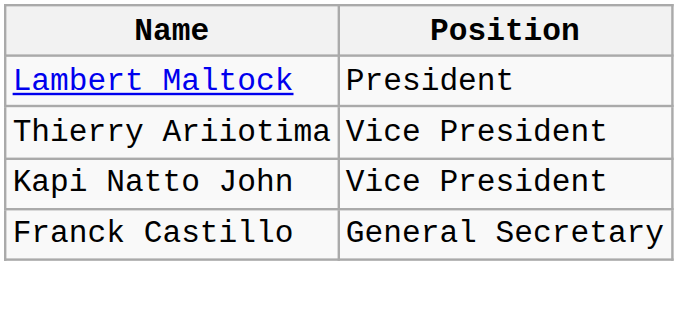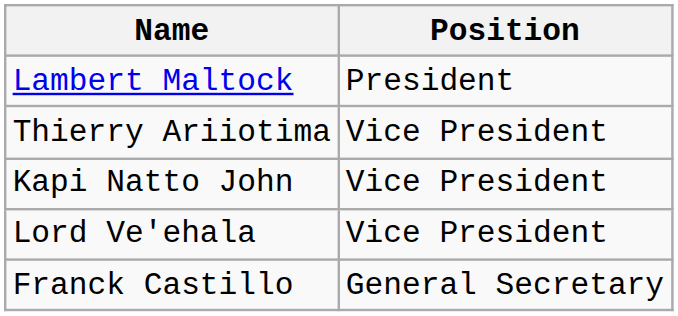+ row: (134, 234)
